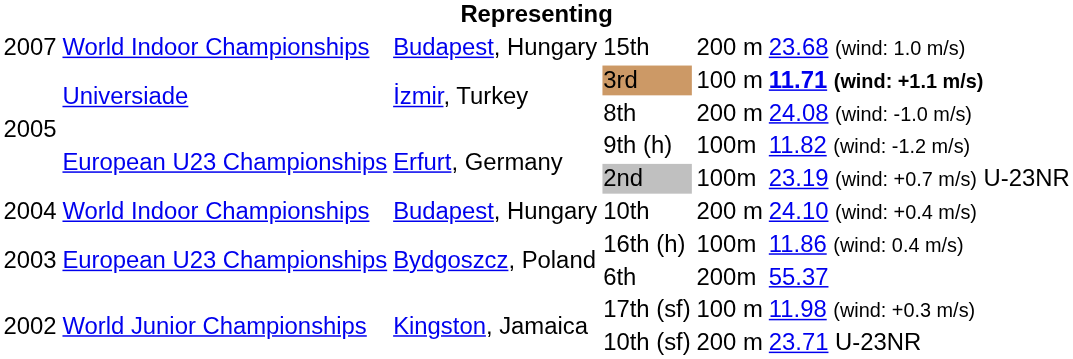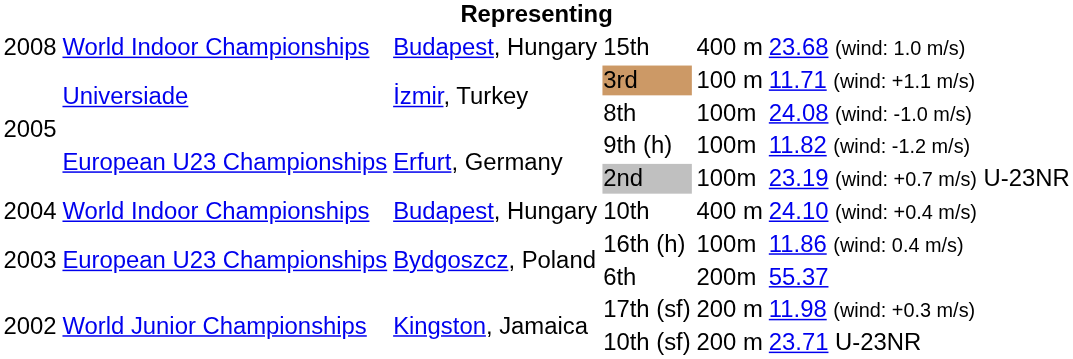(30, 47) 2007 -> (30, 47) 2008
(730, 47) 200 m -> (730, 47) 400 m
(876, 80) bold -> (872, 80) normal
(730, 112) 200 m -> (726, 112) 100m
(730, 211) 200 m -> (730, 211) 400 m
(730, 309) 100 m -> (730, 309) 200 m
